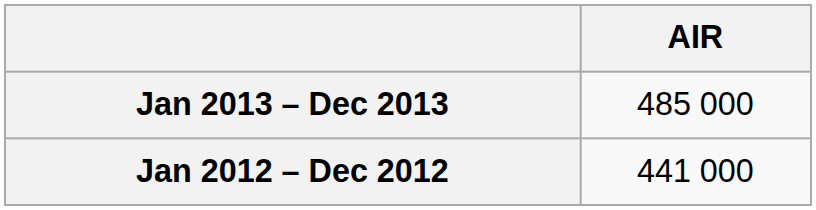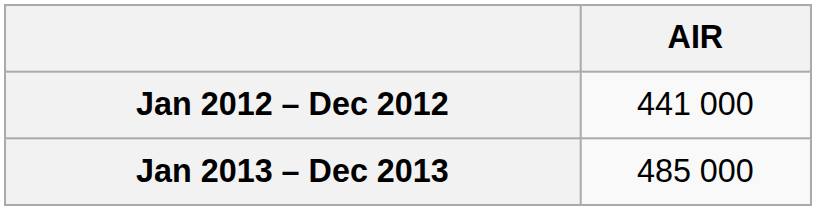rows swapped: (292, 171) <-> (292, 104)
